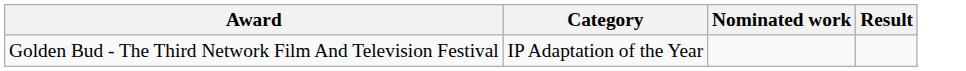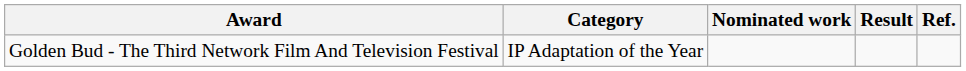+ column: (939, 19)
